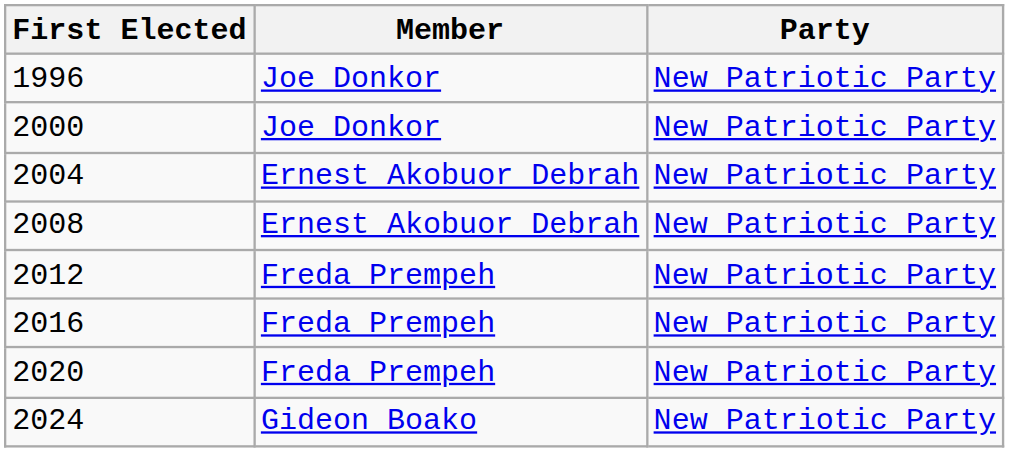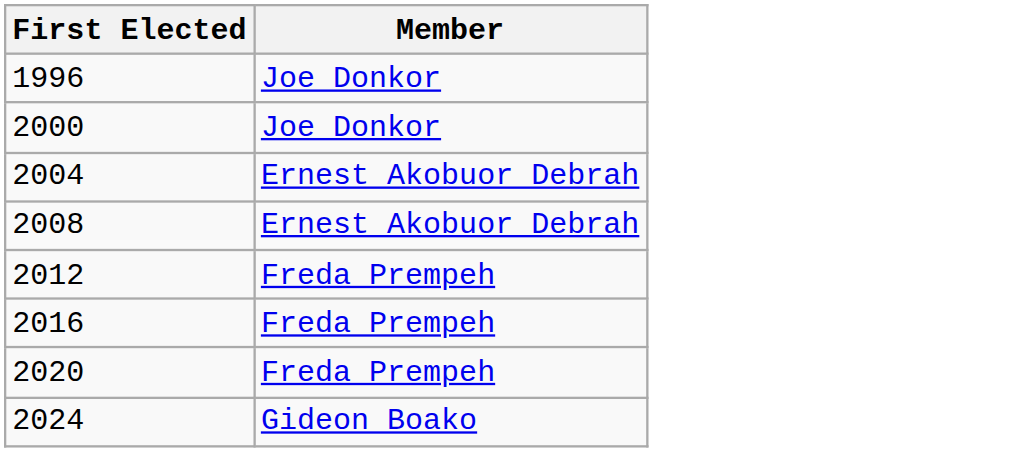- column: (825, 30)
